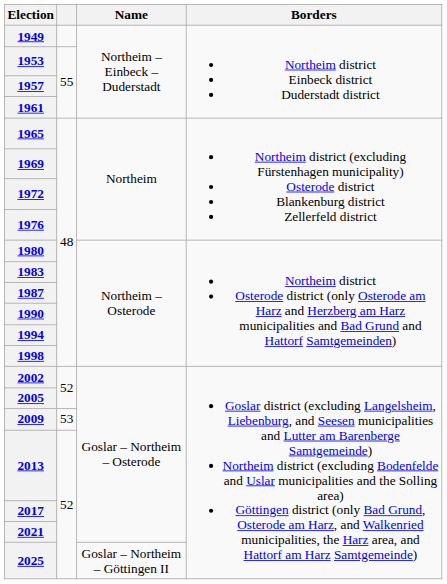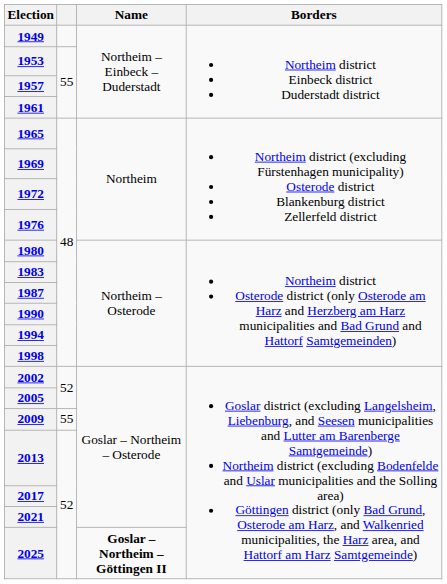(67, 419) 53 -> (67, 419) 55
(131, 560) normal -> (131, 553) bold
